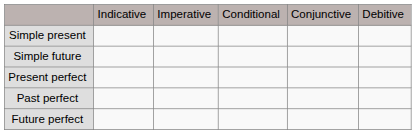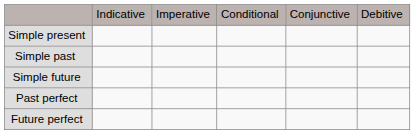+ row: (48, 56)
- row: (49, 77)
